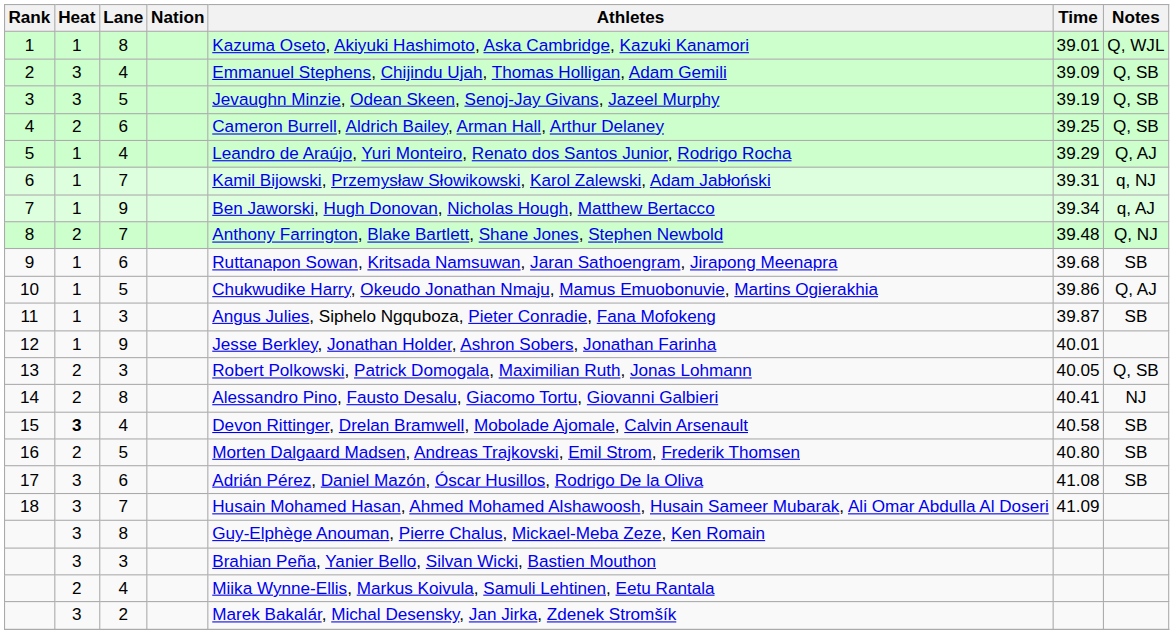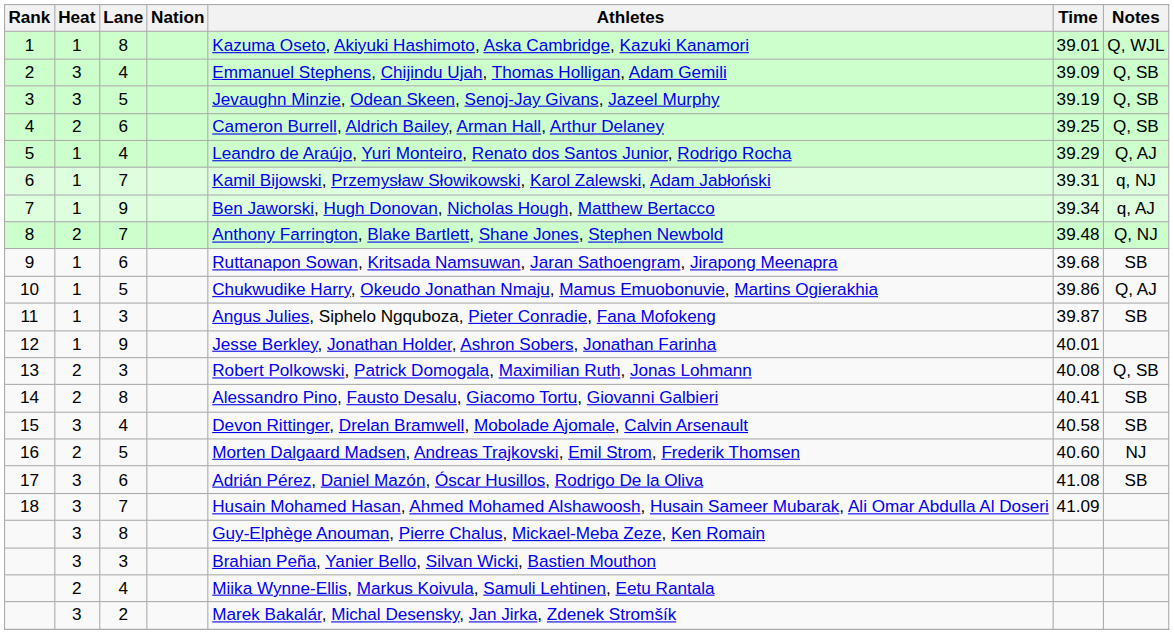(1078, 371) 40.05 -> (1078, 371) 40.08
(1136, 398) NJ -> (1136, 398) SB
(77, 425) bold -> (77, 425) normal
(1078, 452) 40.80 -> (1078, 452) 40.60
(1136, 452) SB -> (1136, 452) NJ
